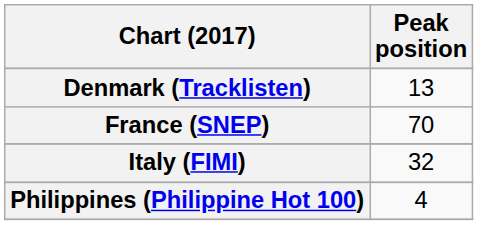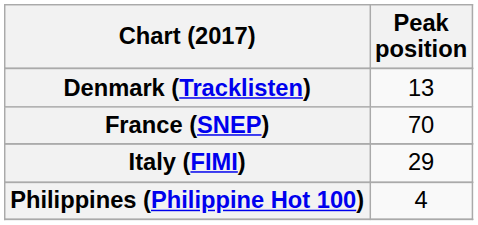(421, 162) 32 -> (421, 162) 29
